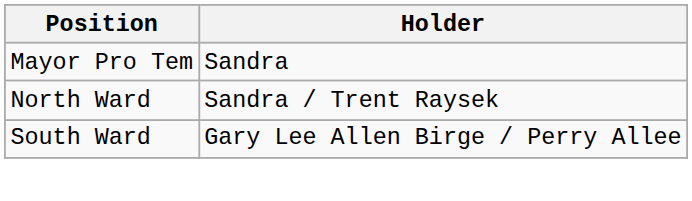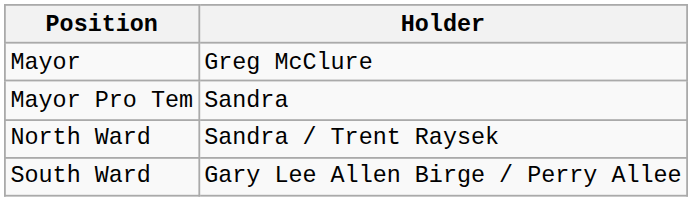+ row: (46, 62)
